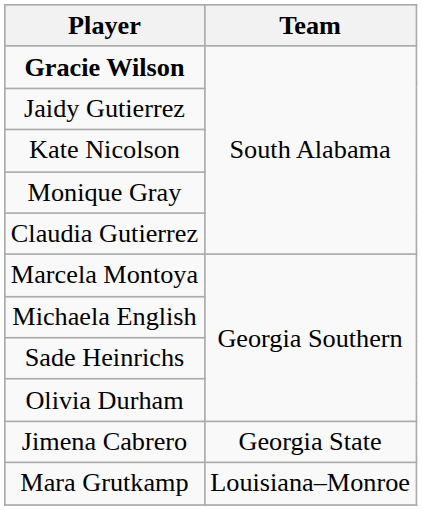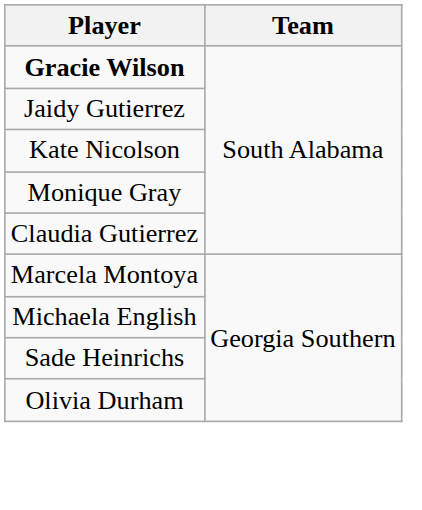- row: (104, 441)
- row: (104, 483)
